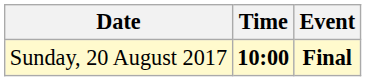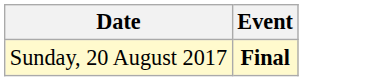- column: (263, 22)
